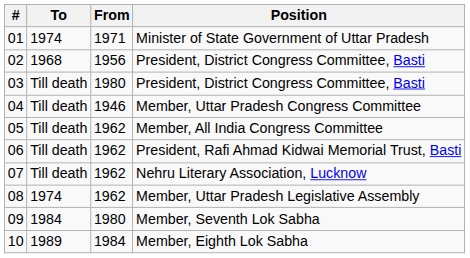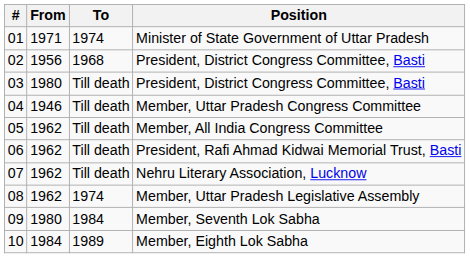columns swapped: (112, 15) <-> (59, 15)
